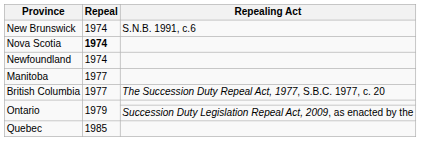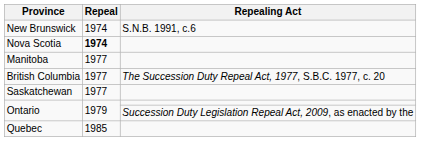- row: (39, 60)
+ row: (39, 92)
